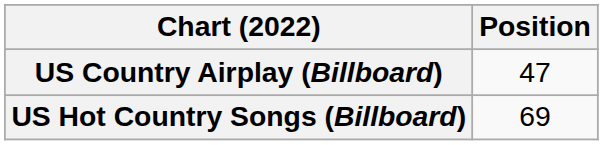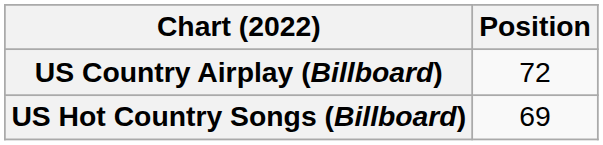(535, 71) 47 -> (535, 71) 72
